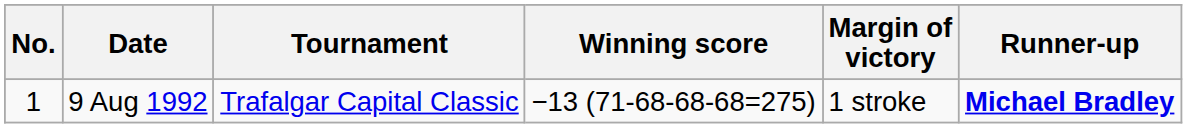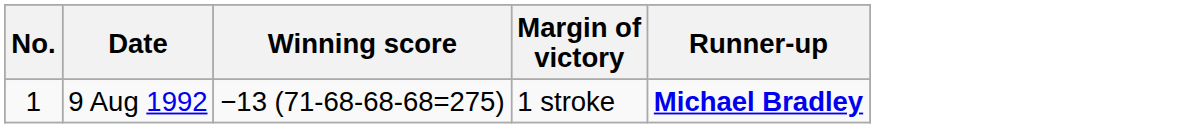- column: (370, 42)
